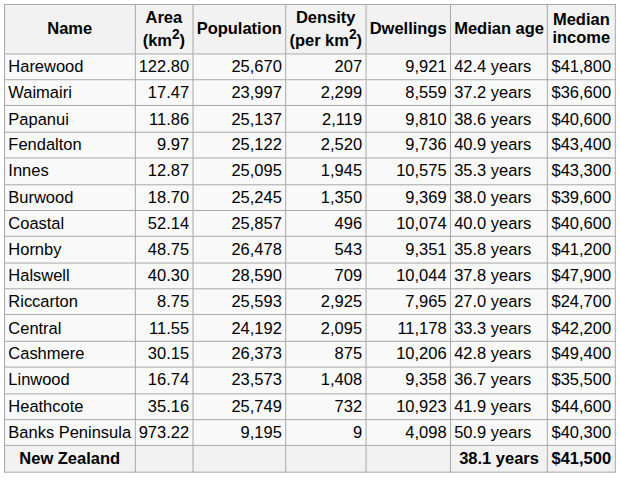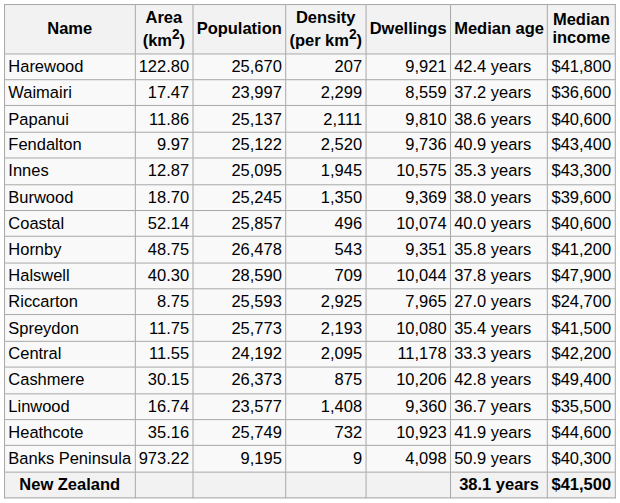(342, 118) 2,119 -> (343, 118) 2,111
+ row: (44, 328)
(257, 380) 23,573 -> (257, 406) 23,577
(426, 380) 9,358 -> (426, 406) 9,360
